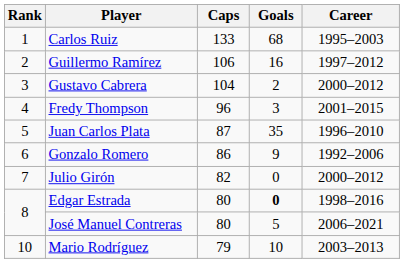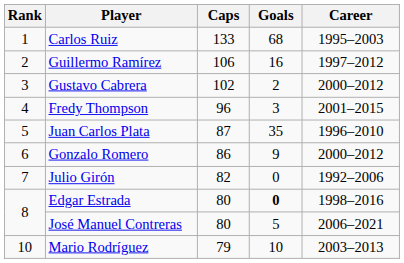(224, 85) 104 -> (224, 85) 102
(351, 154) 1992–2006 -> (351, 154) 2000–2012
(351, 177) 2000–2012 -> (351, 177) 1992–2006
